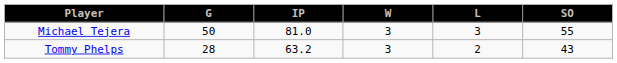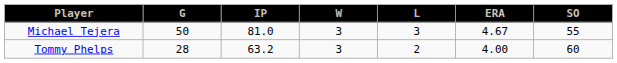+ column: (495, 13)
(567, 49) 43 -> (573, 49) 60
